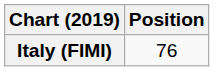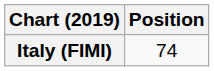(167, 50) 76 -> (167, 50) 74
